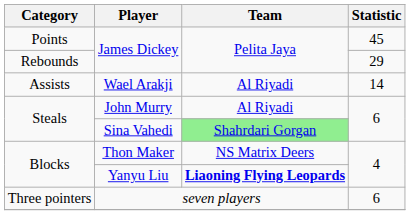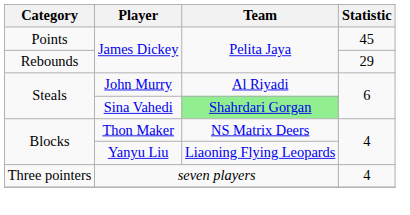- row: (50, 84)
(265, 175) bold -> (260, 152) normal
(376, 198) 6 -> (367, 175) 4
